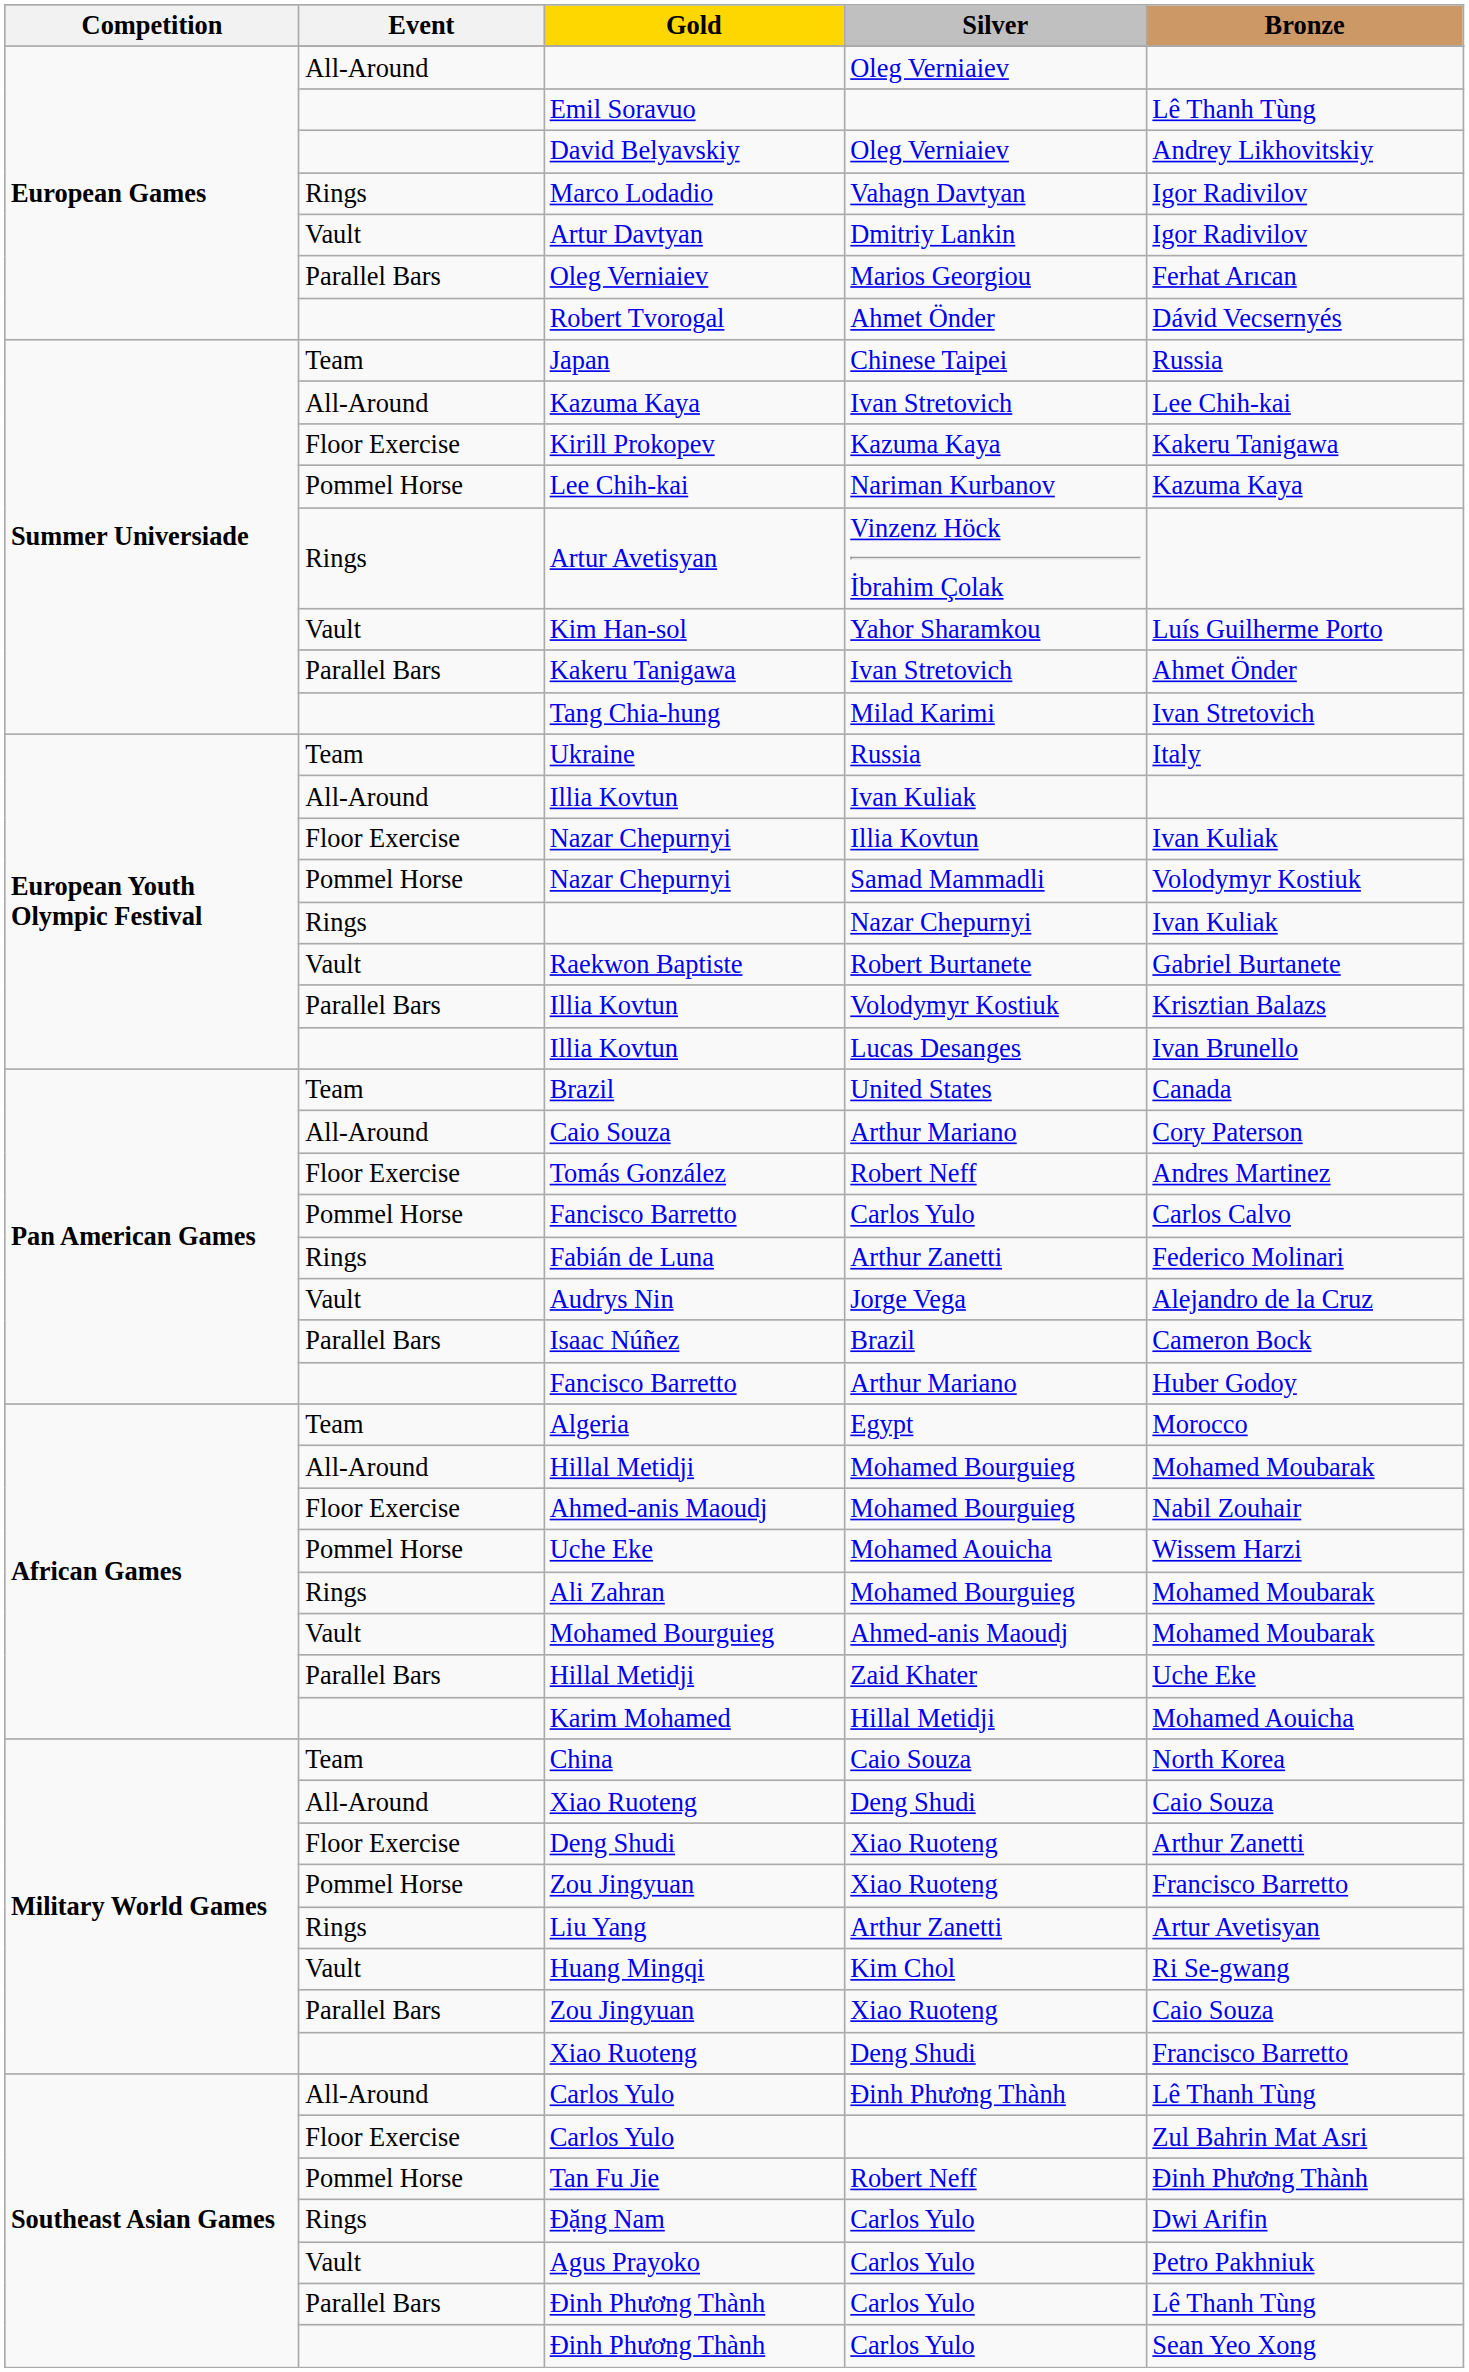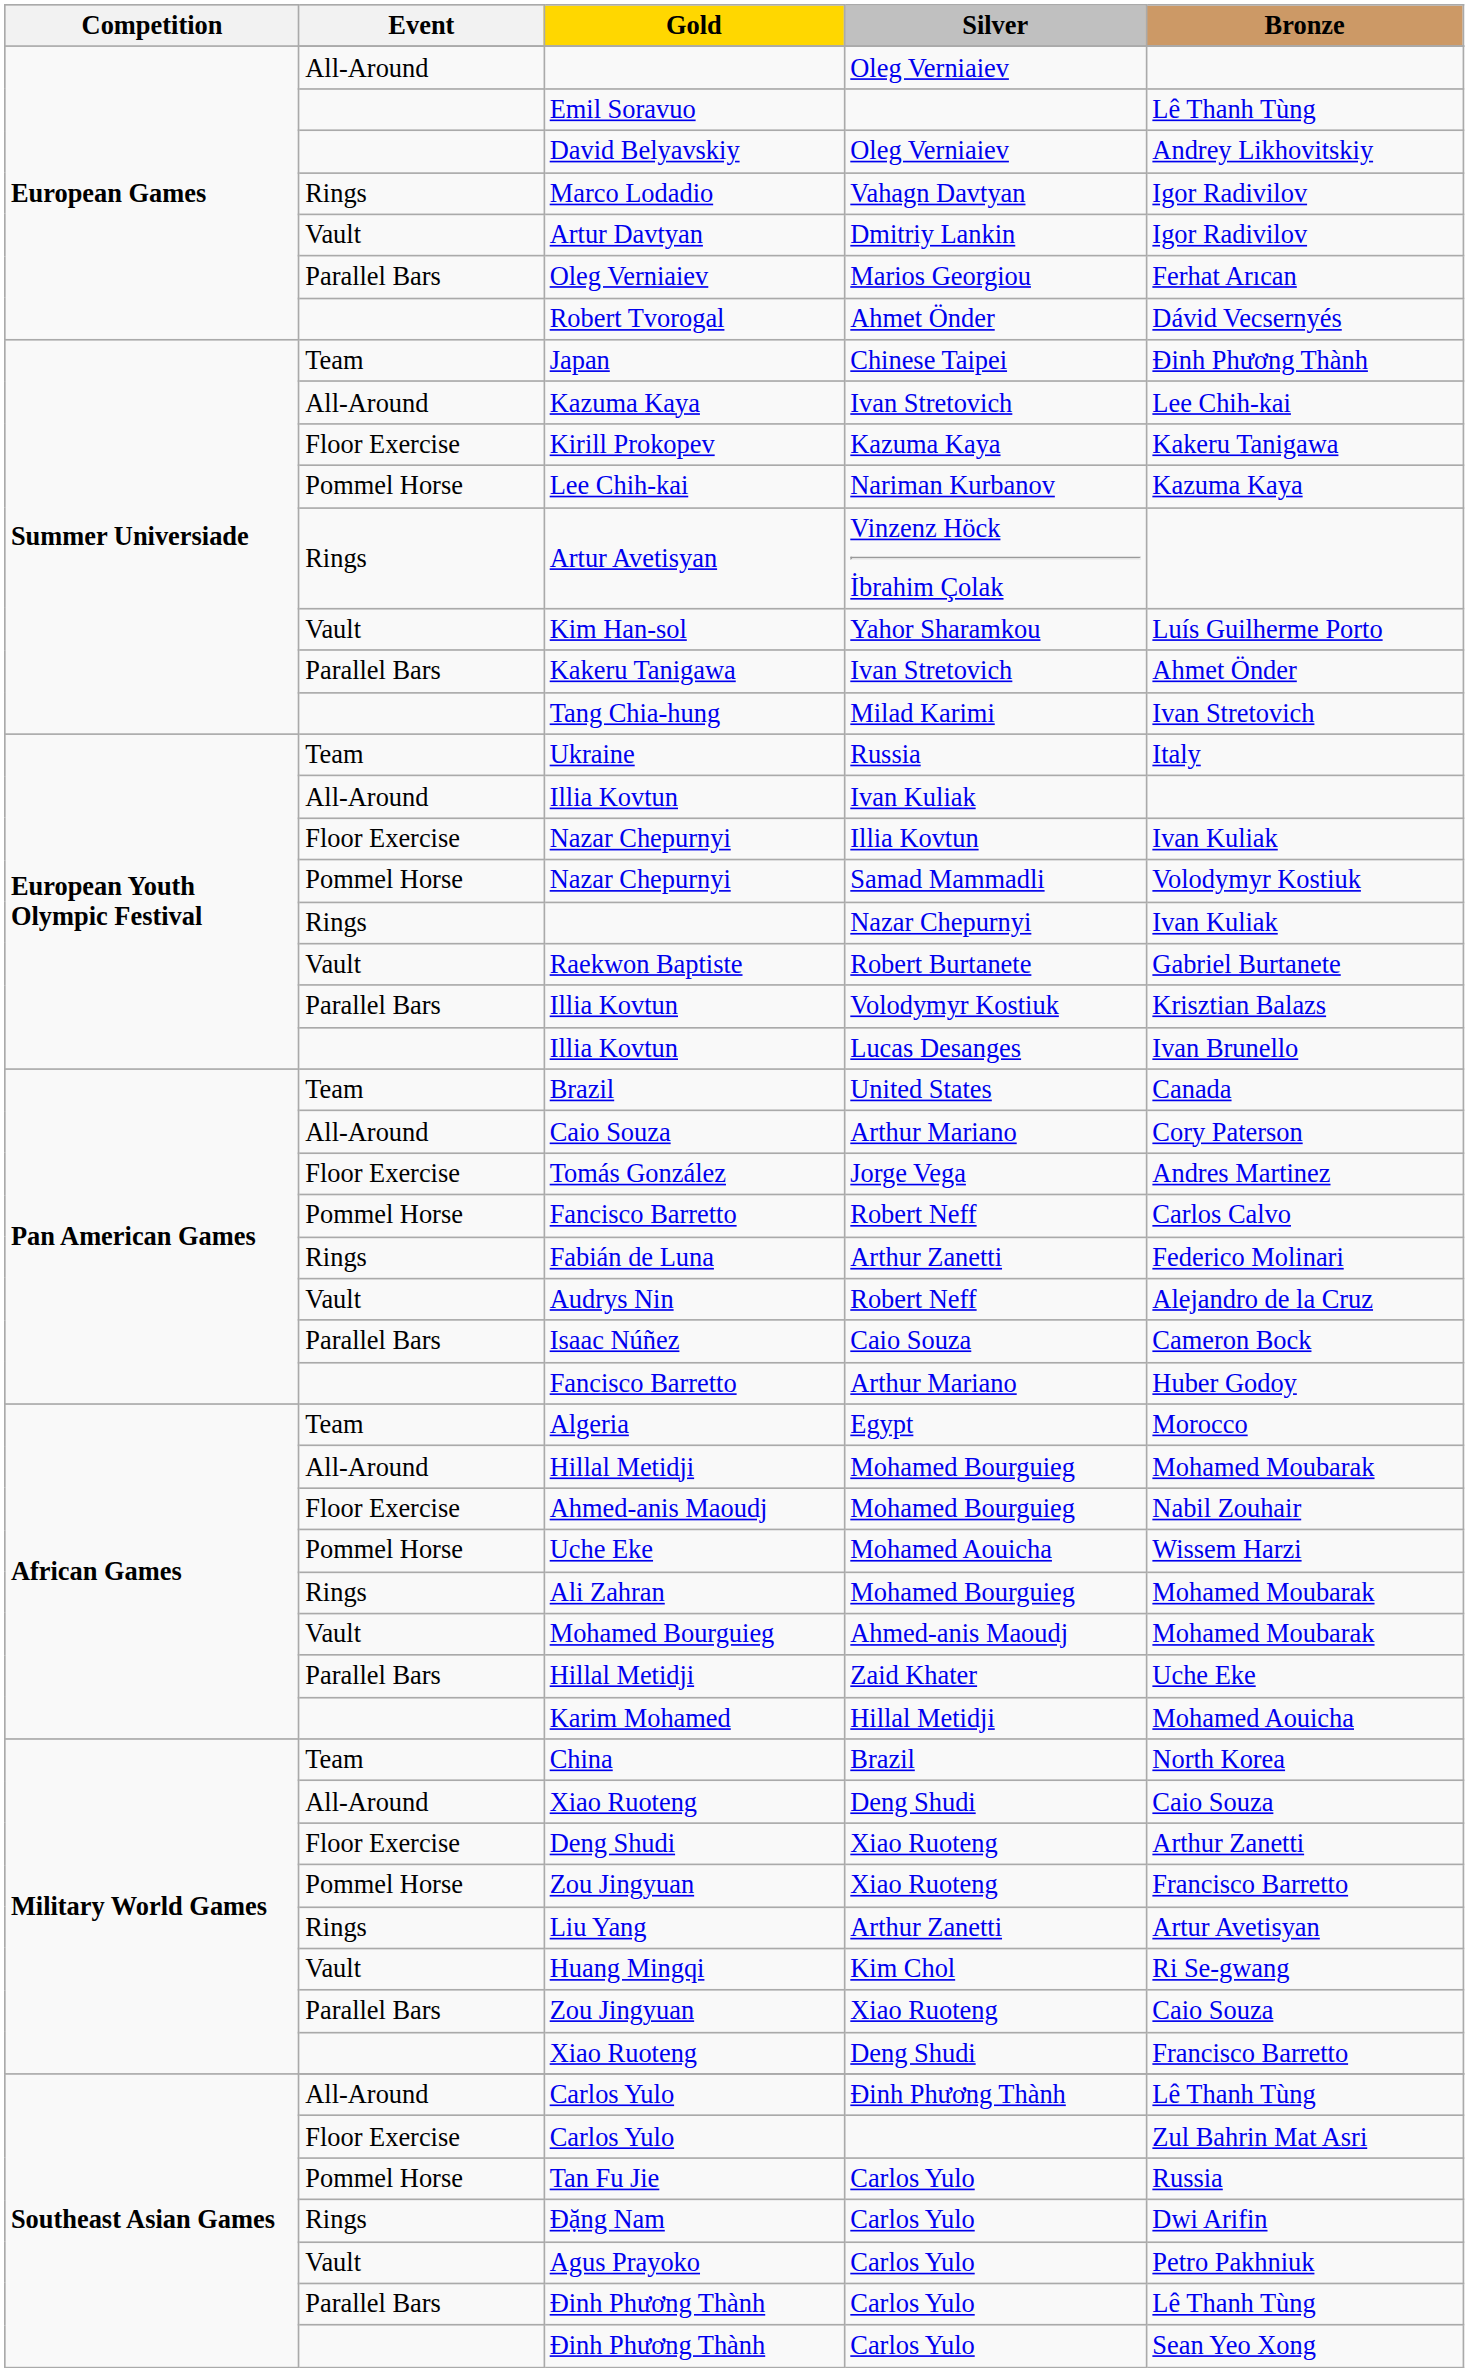(1188, 360) Russia -> (1260, 360) Đinh Phương Thành
(913, 1173) Robert Neff -> (908, 1173) Jorge Vega
(913, 1215) Carlos Yulo -> (913, 1215) Robert Neff
(908, 1299) Jorge Vega -> (913, 1299) Robert Neff
(883, 1340) Brazil -> (911, 1340) Caio Souza
(911, 1759) Caio Souza -> (883, 1759) Brazil
(913, 2178) Robert Neff -> (913, 2178) Carlos Yulo
(1260, 2178) Đinh Phương Thành -> (1188, 2178) Russia
